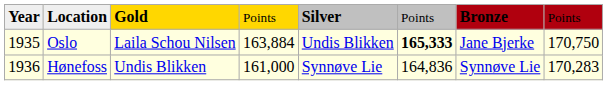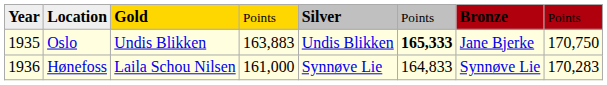(175, 42) Laila Schou Nilsen -> (160, 42) Undis Blikken
(269, 42) 163,884 -> (269, 42) 163,883
(160, 67) Undis Blikken -> (175, 67) Laila Schou Nilsen
(427, 67) 164,836 -> (427, 67) 164,833
